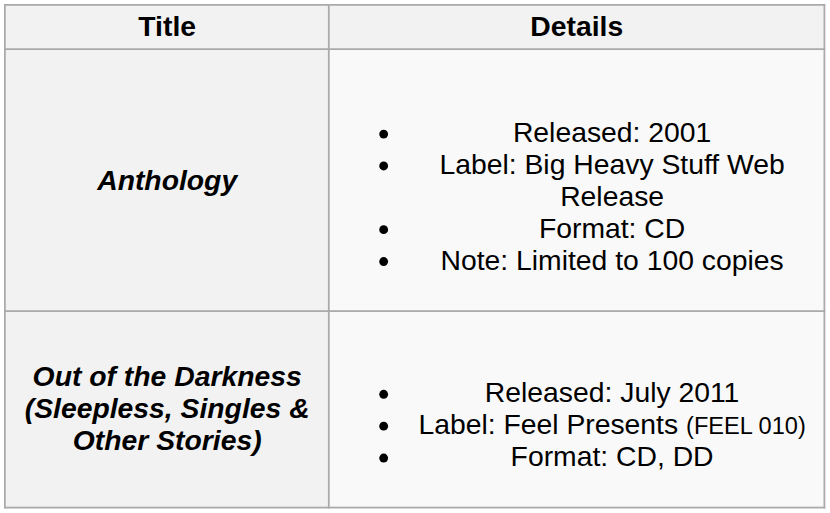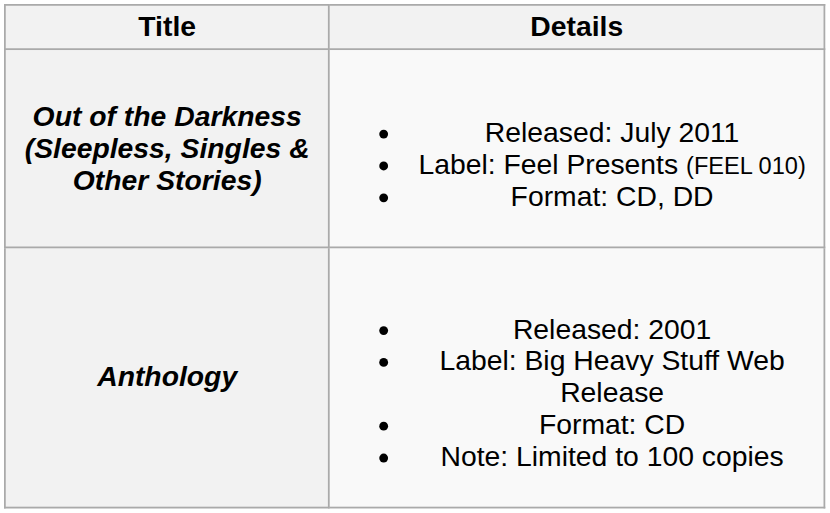rows swapped: (167, 179) <-> (167, 408)
